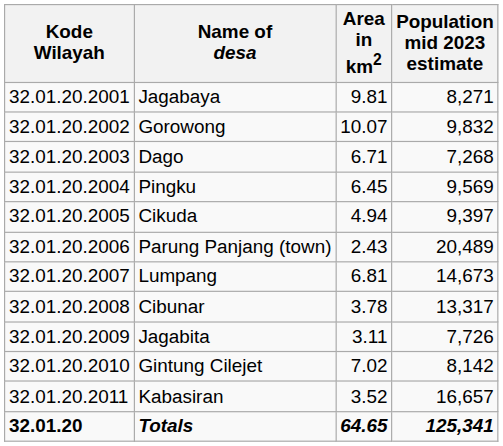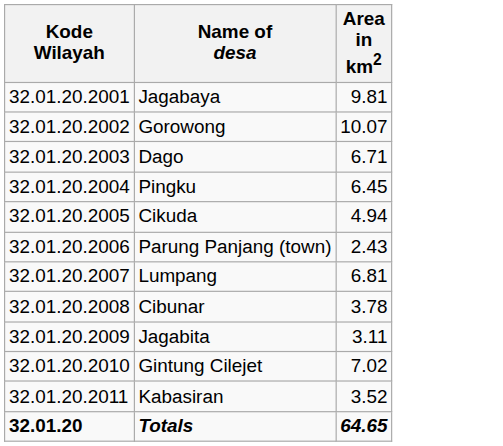- column: (445, 43)
